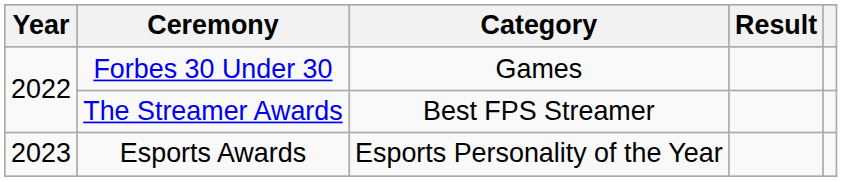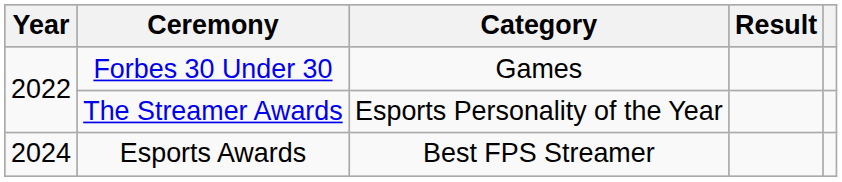(539, 111) Best FPS Streamer -> (539, 111) Esports Personality of the Year
(41, 153) 2023 -> (41, 153) 2024
(539, 153) Esports Personality of the Year -> (539, 153) Best FPS Streamer
